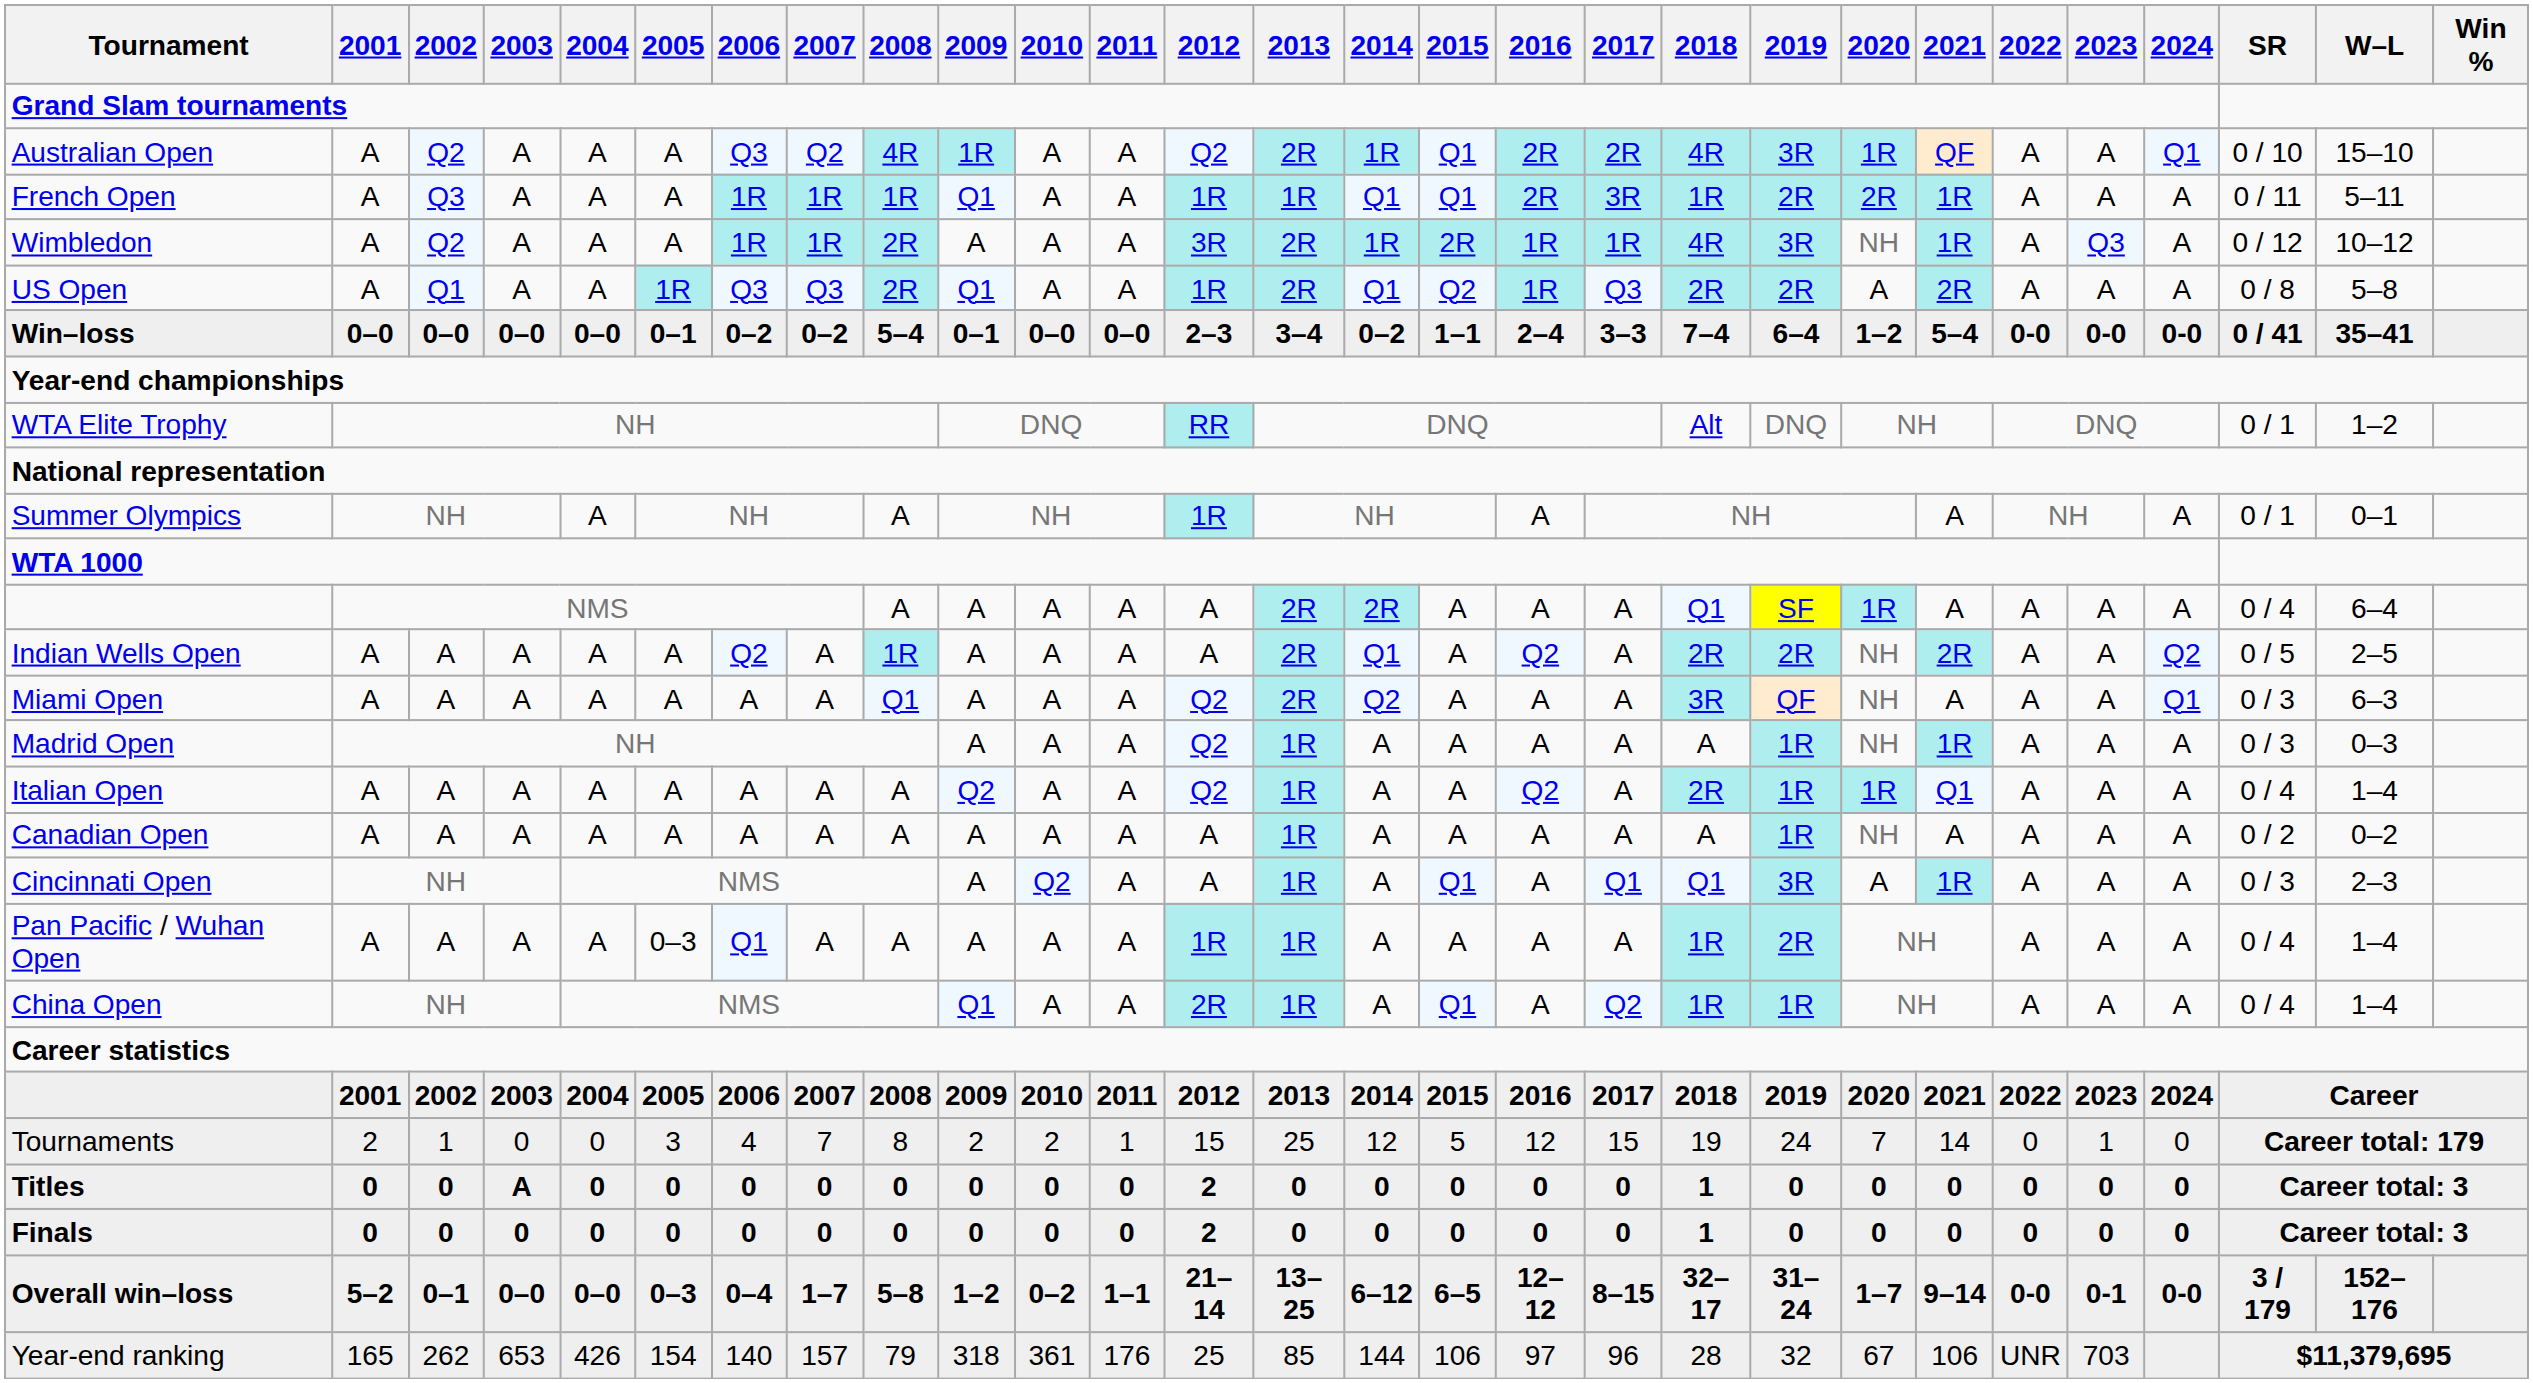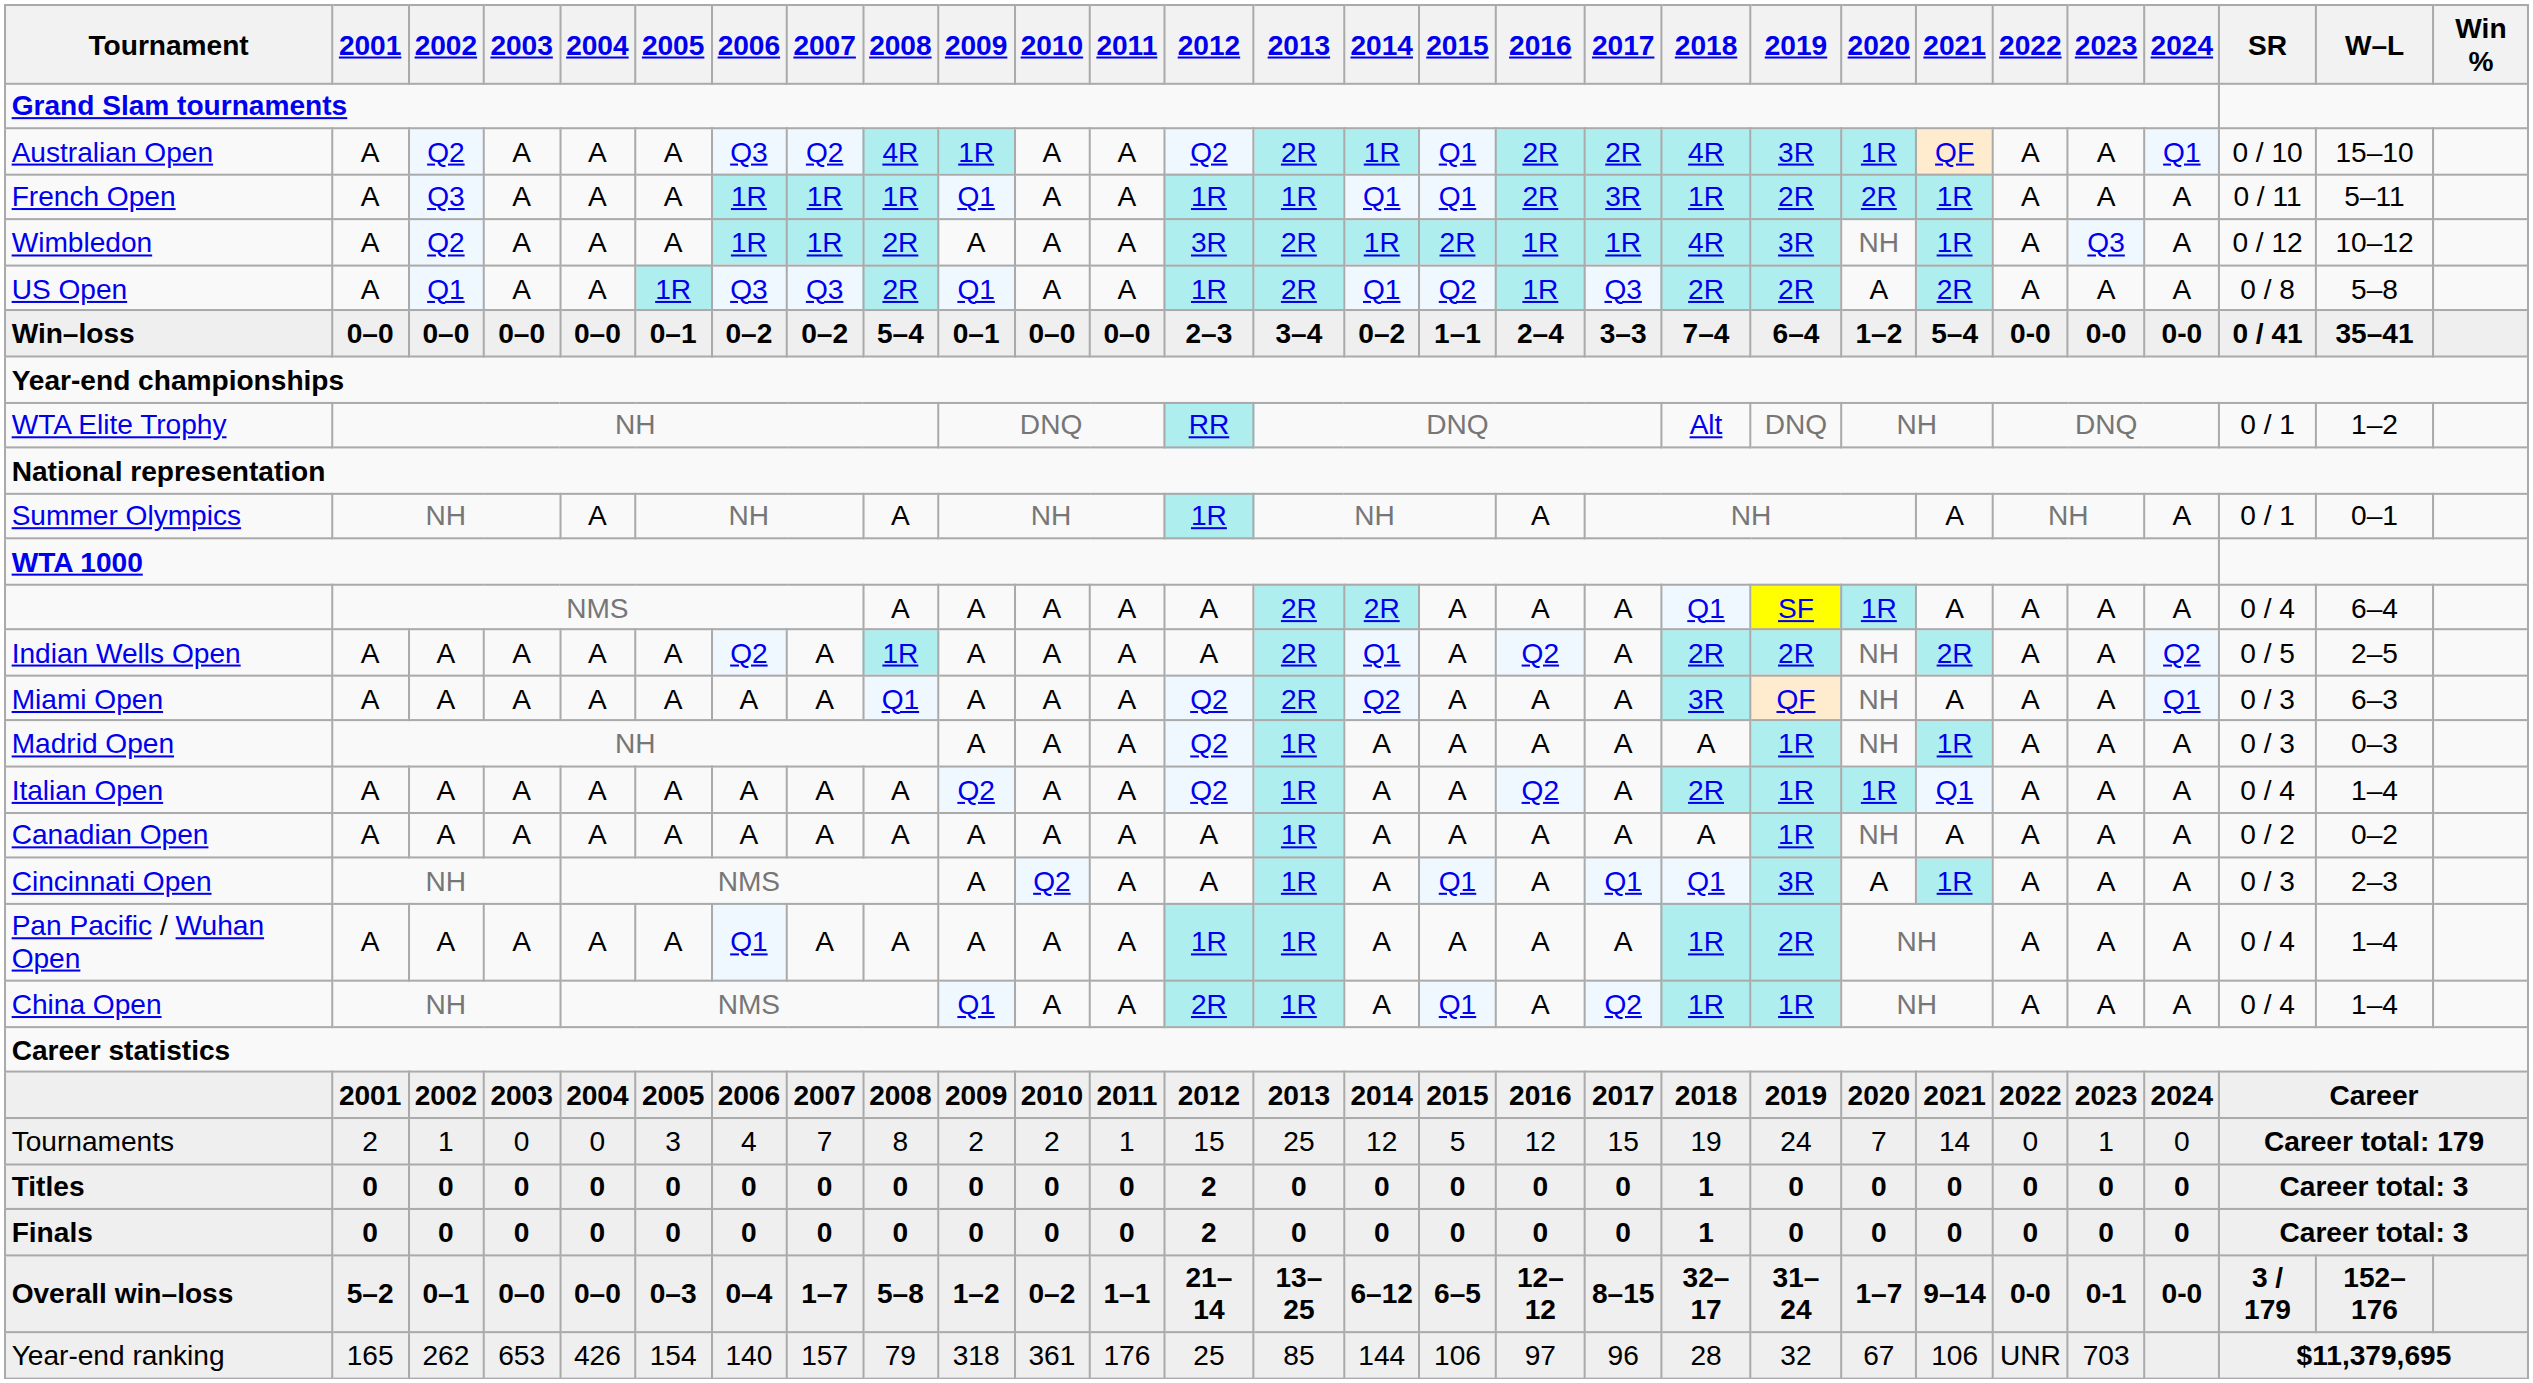(673, 942) 0–3 -> (673, 942) A
(522, 1186) A -> (522, 1186) 0
